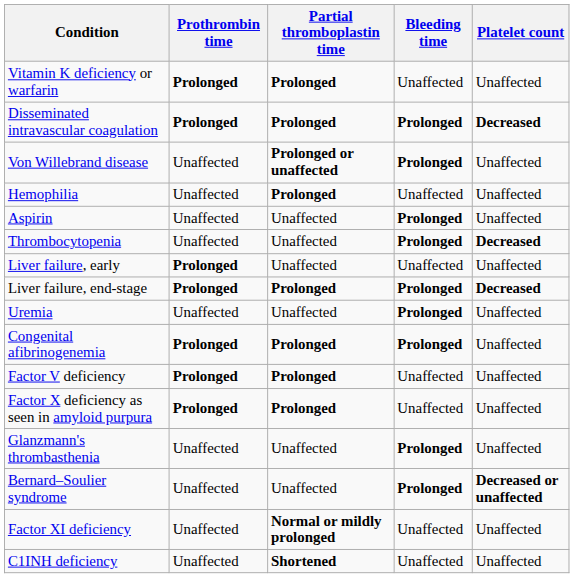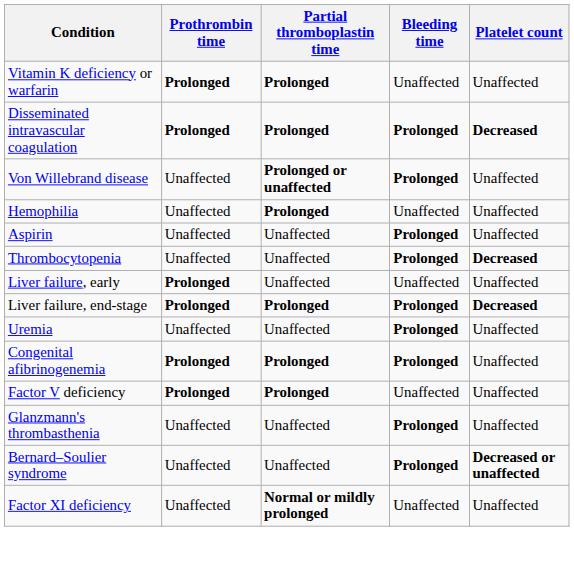- row: (80, 408)
- row: (63, 561)
